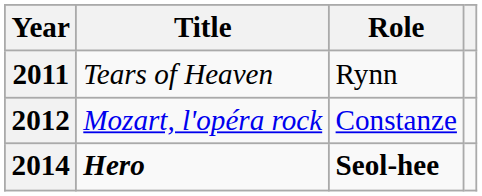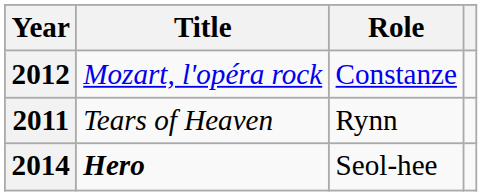rows swapped: (41, 73) <-> (41, 119)
(387, 166) bold -> (387, 166) normal
